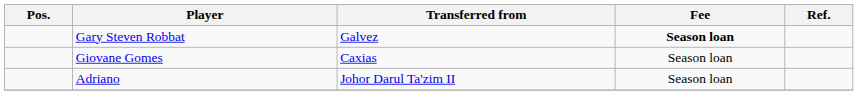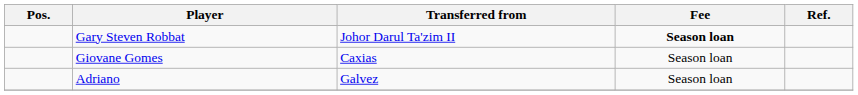(359, 36) Galvez -> (398, 36) Johor Darul Ta'zim II
(398, 79) Johor Darul Ta'zim II -> (359, 79) Galvez
